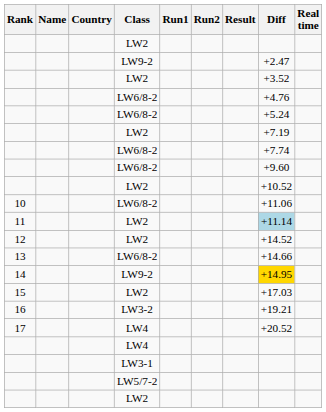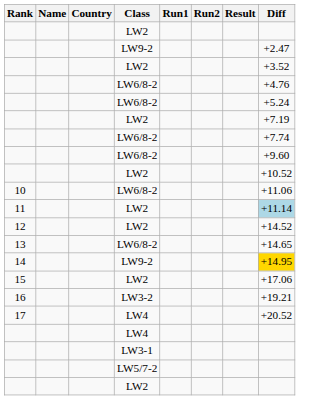- column: (308, 19)
(276, 256) +14.66 -> (276, 244) +14.65
(276, 292) +17.03 -> (276, 279) +17.06
